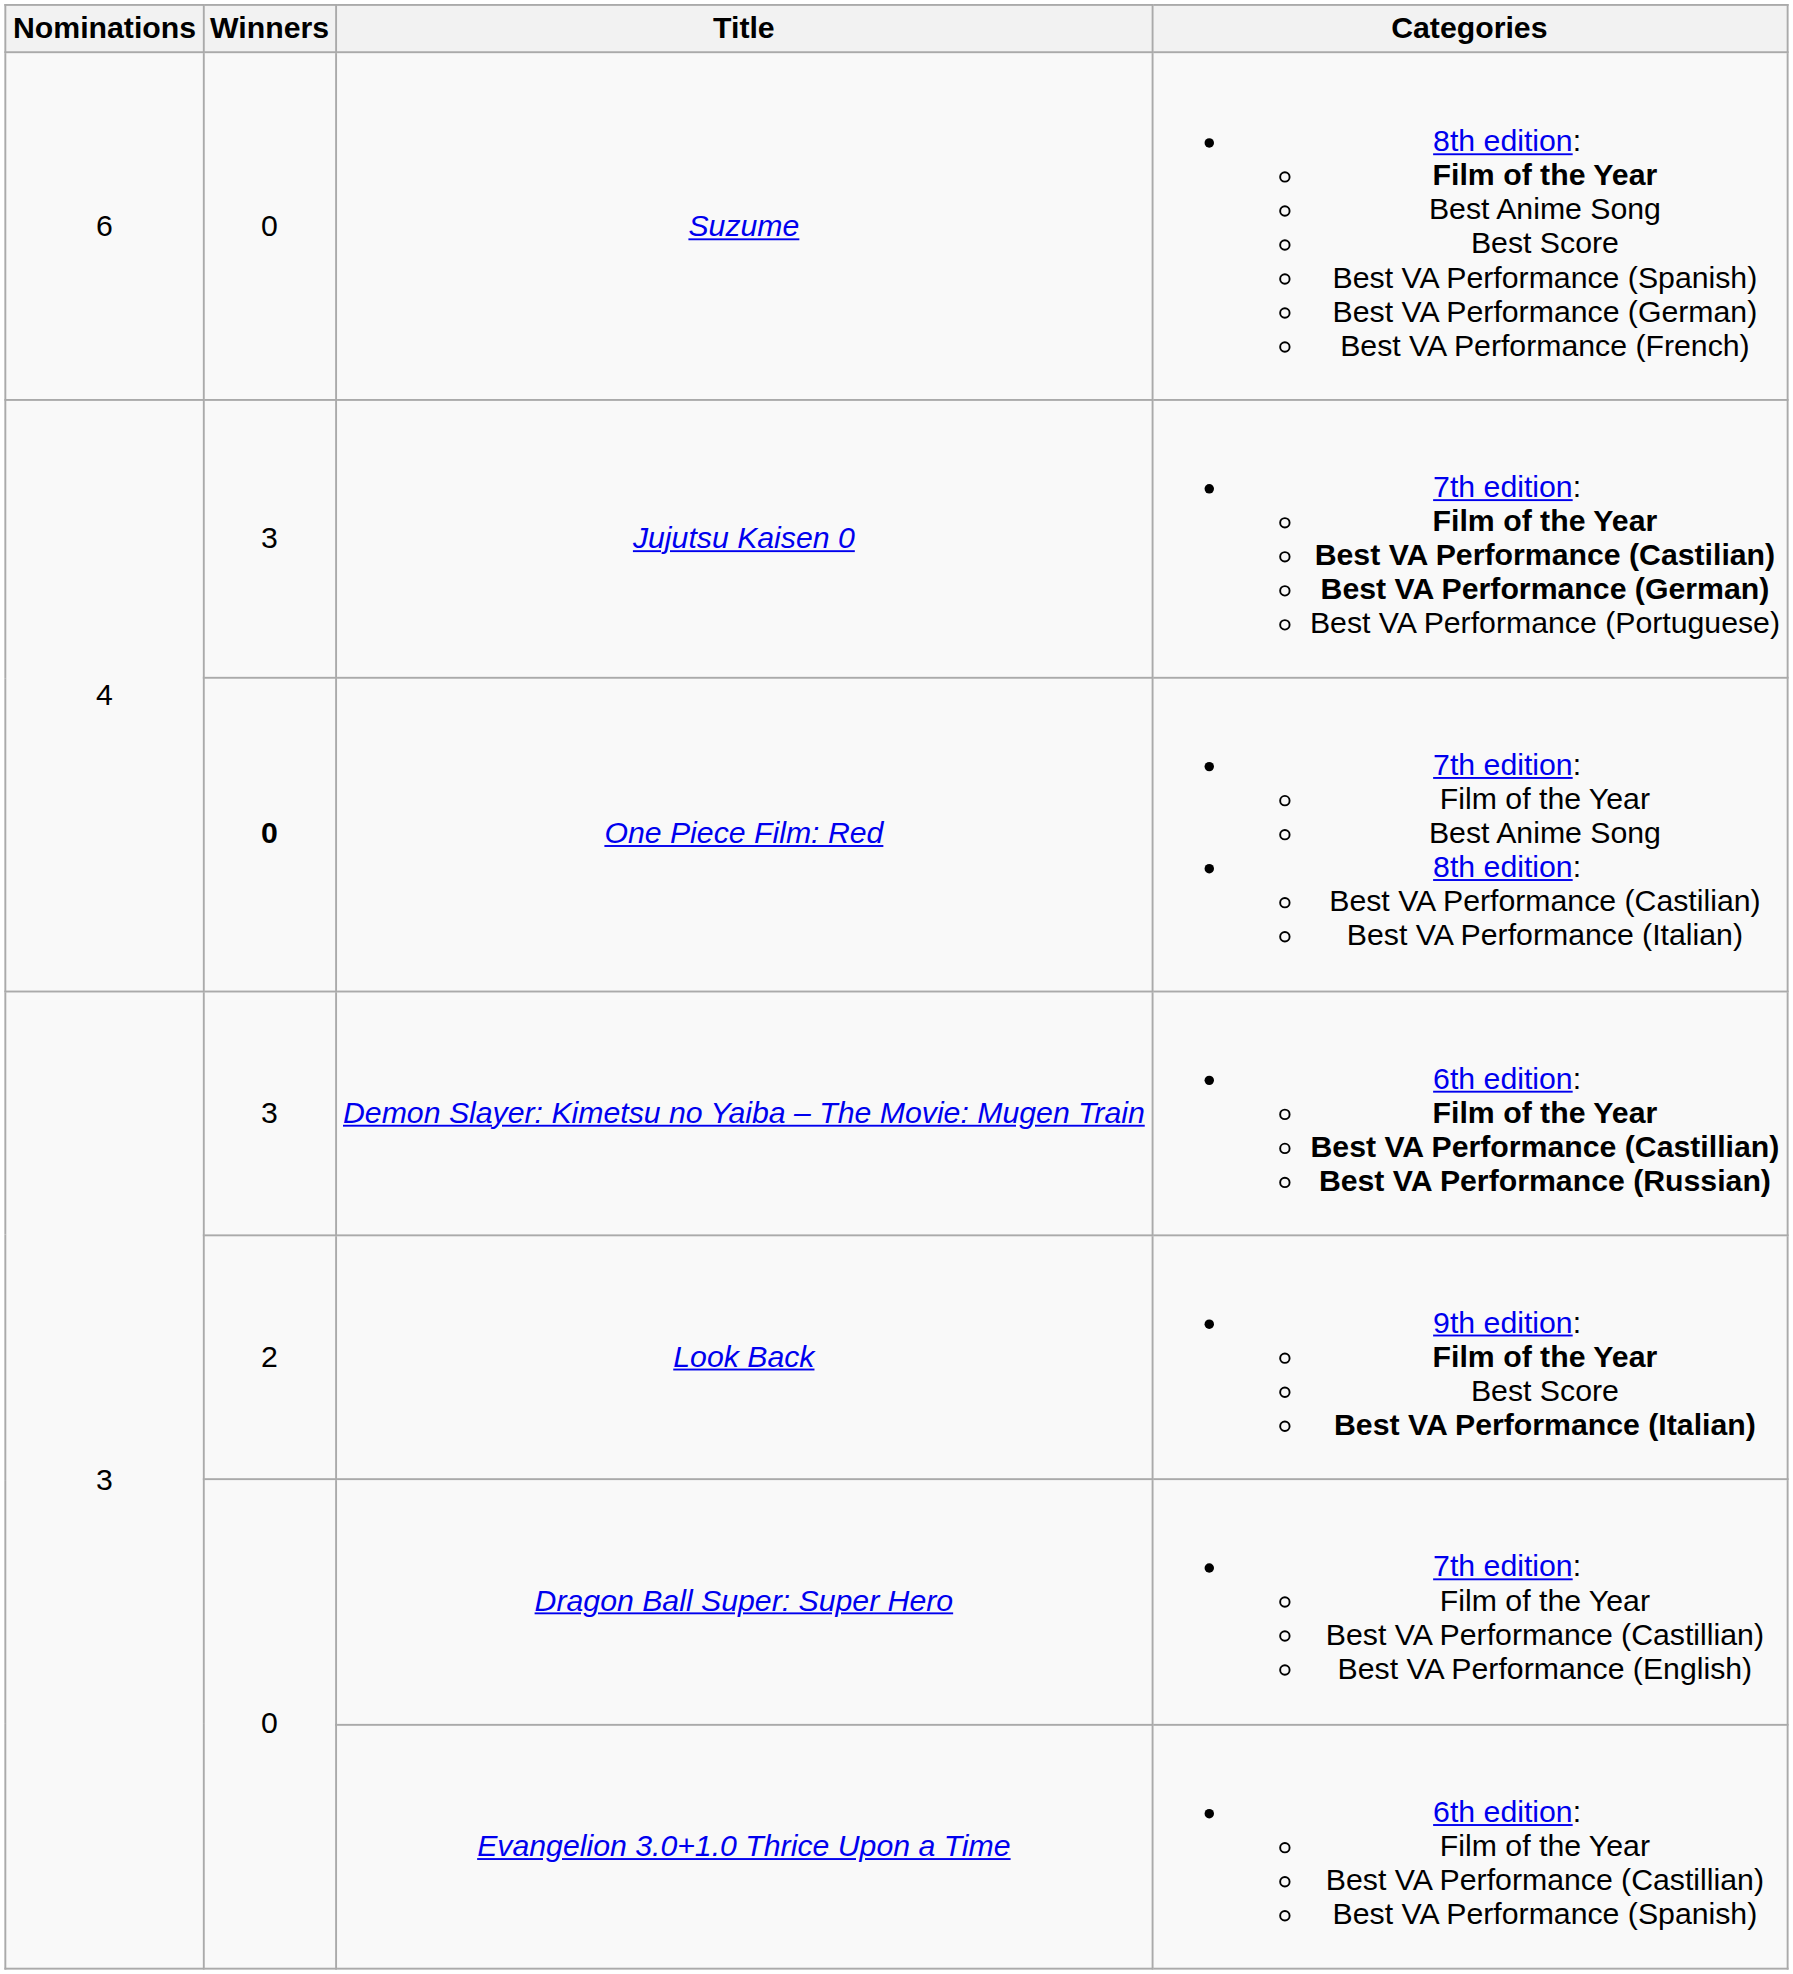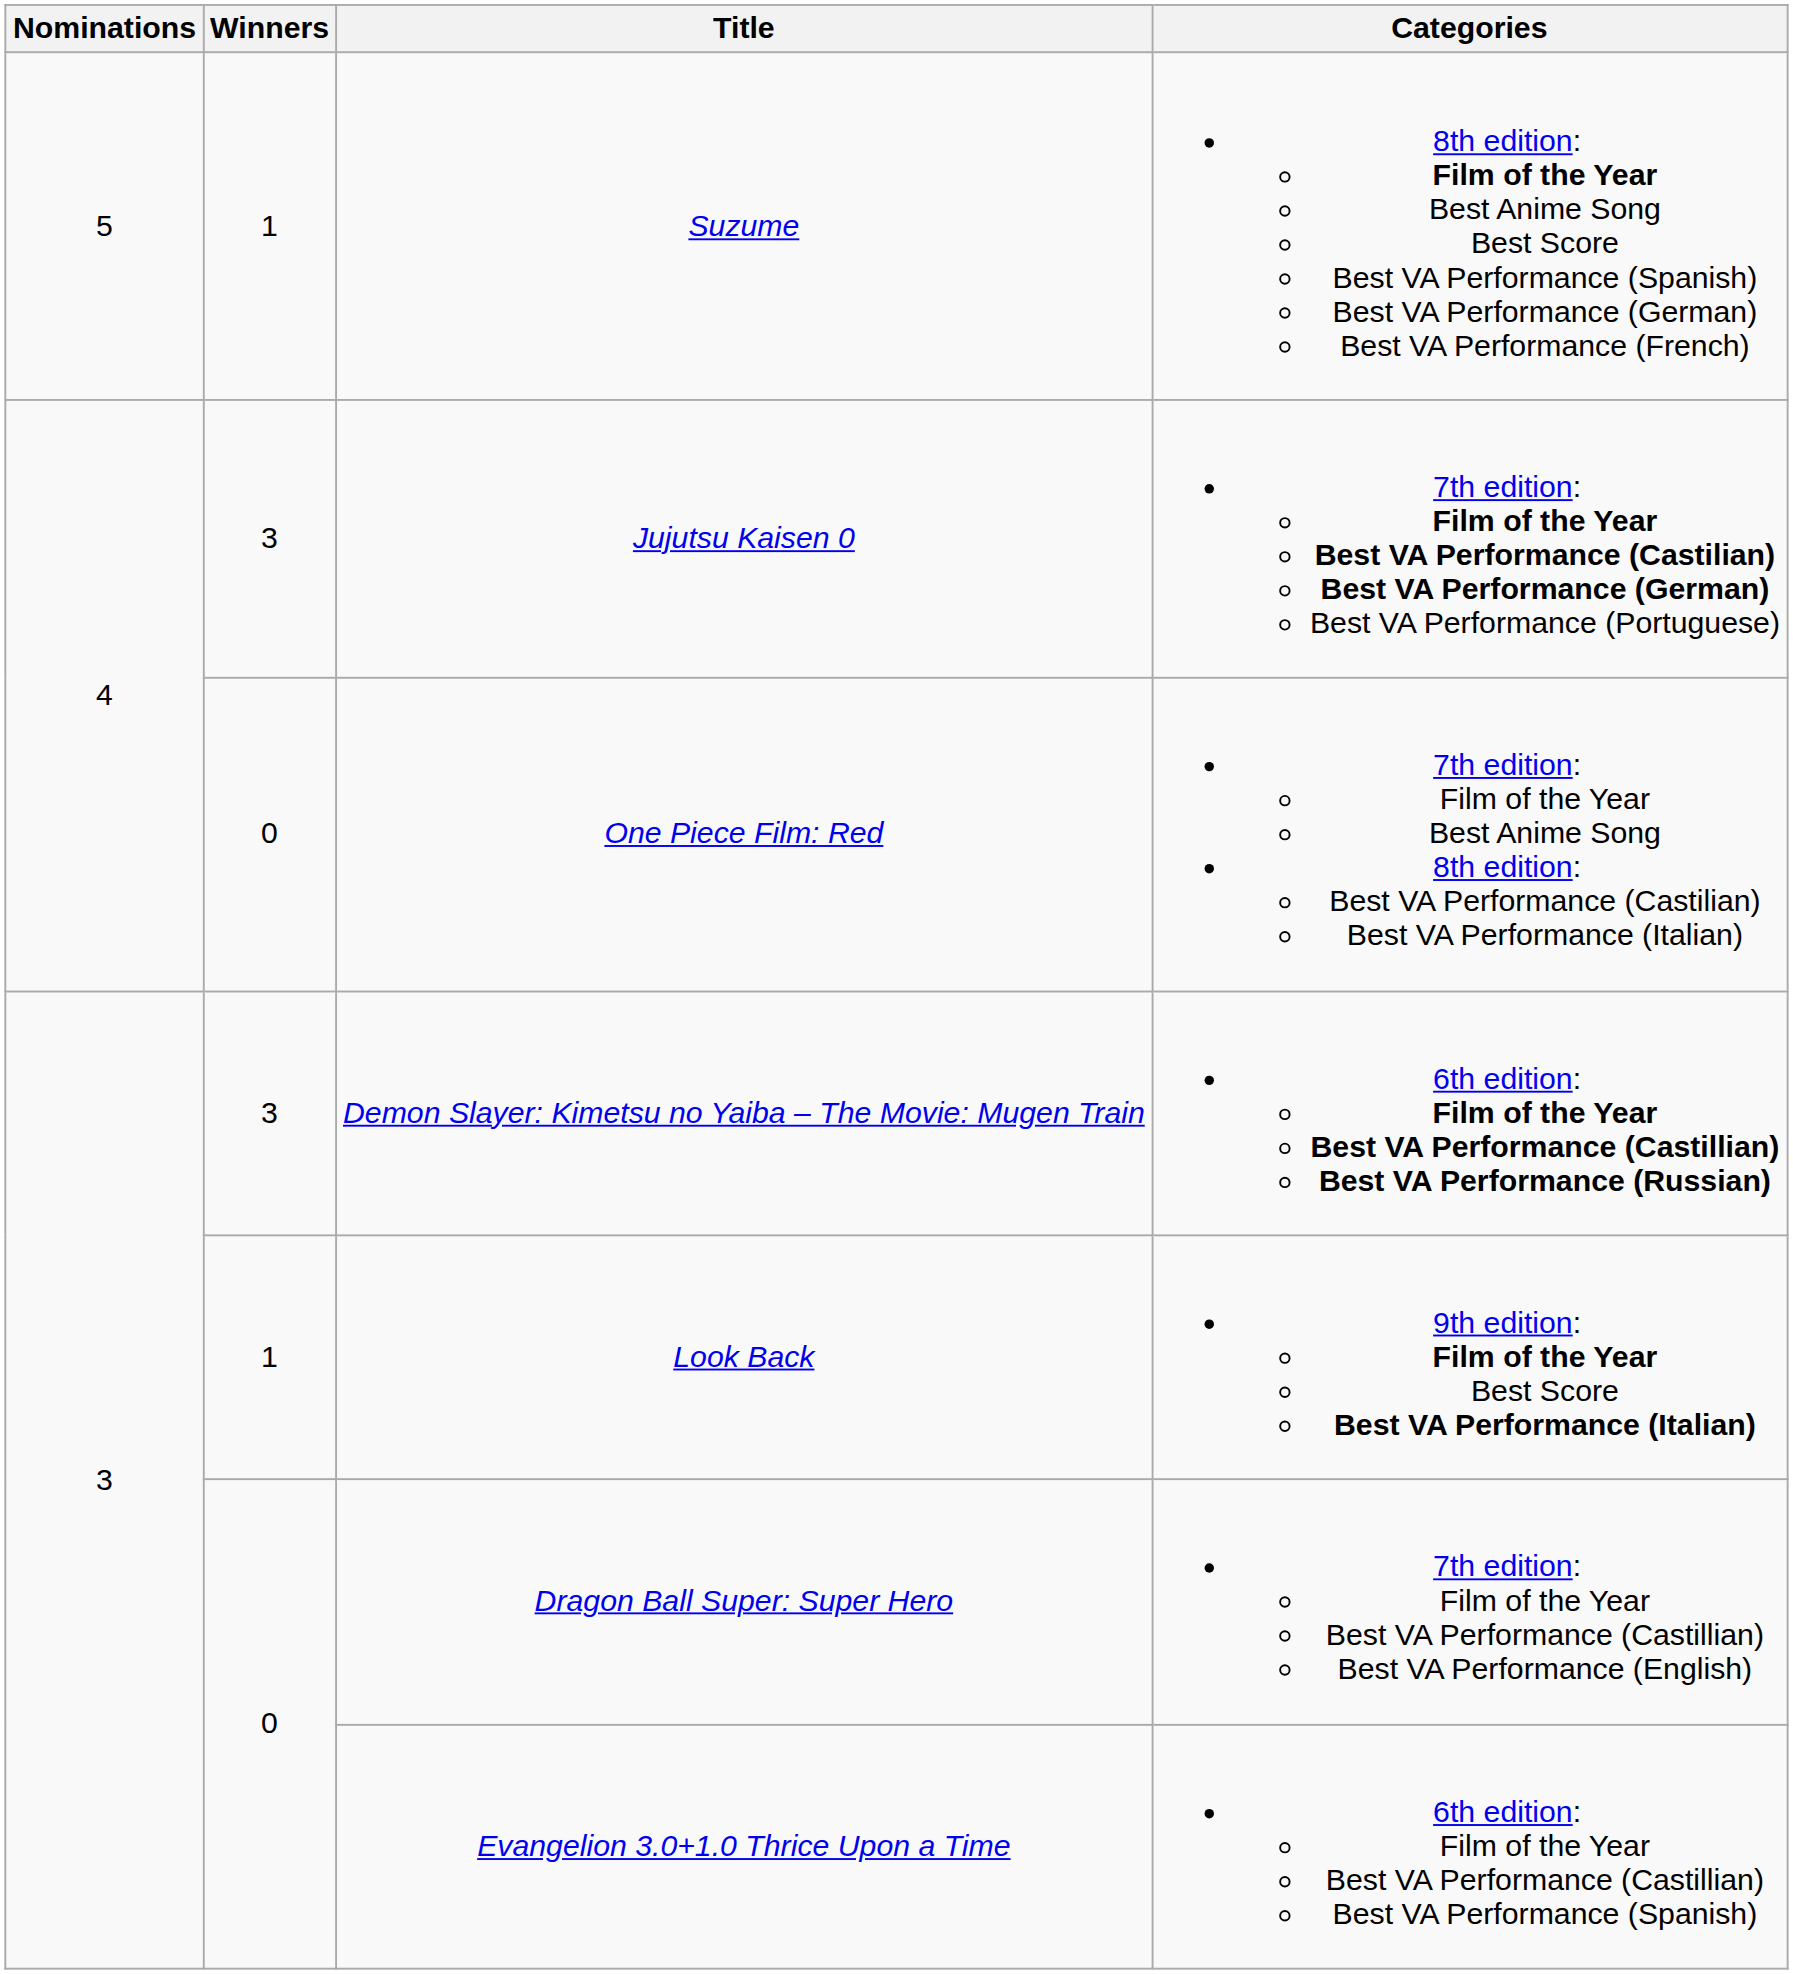(105, 225) 6 -> (105, 225) 5
(270, 225) 0 -> (270, 225) 1
(270, 833) bold -> (270, 833) normal
(270, 1356) 2 -> (270, 1356) 1
